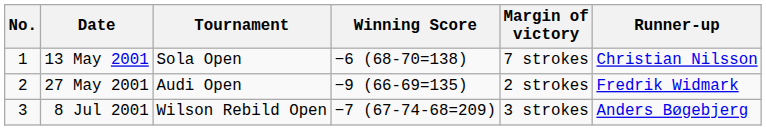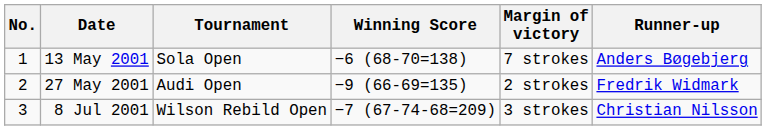(677, 61) Christian Nilsson -> (672, 61) Anders Bøgebjerg
(672, 112) Anders Bøgebjerg -> (677, 112) Christian Nilsson
